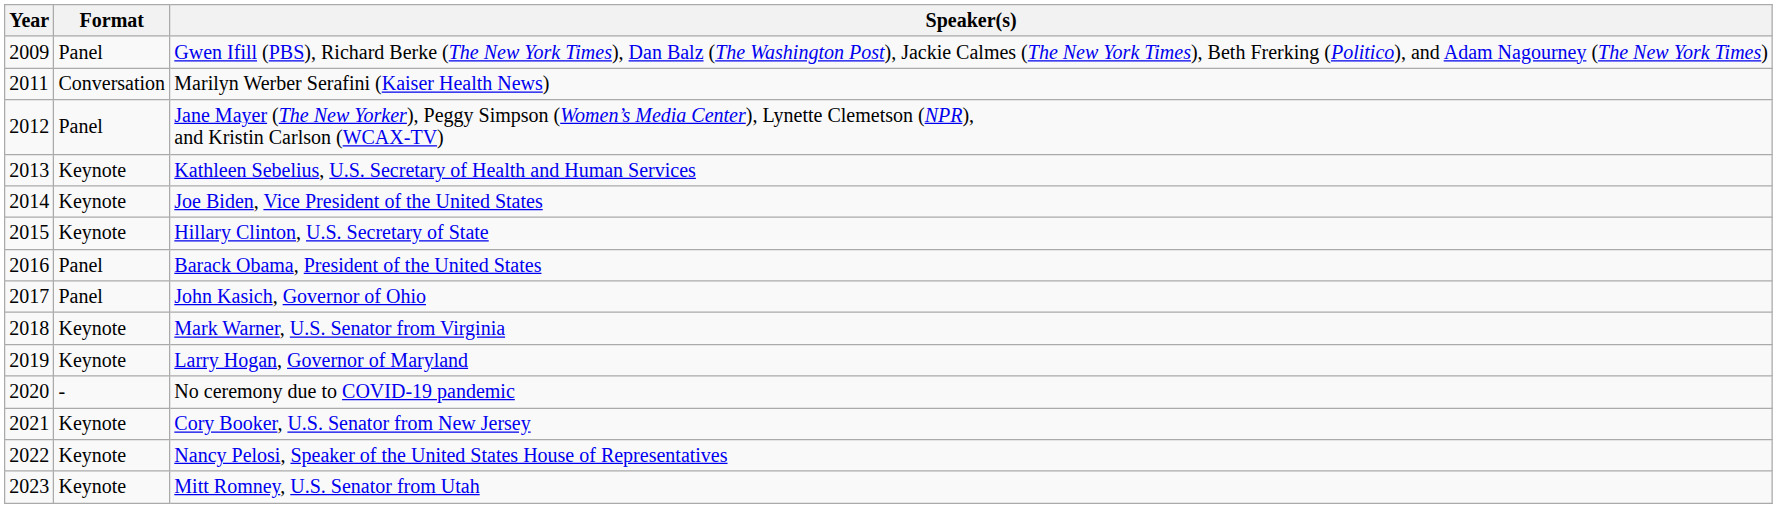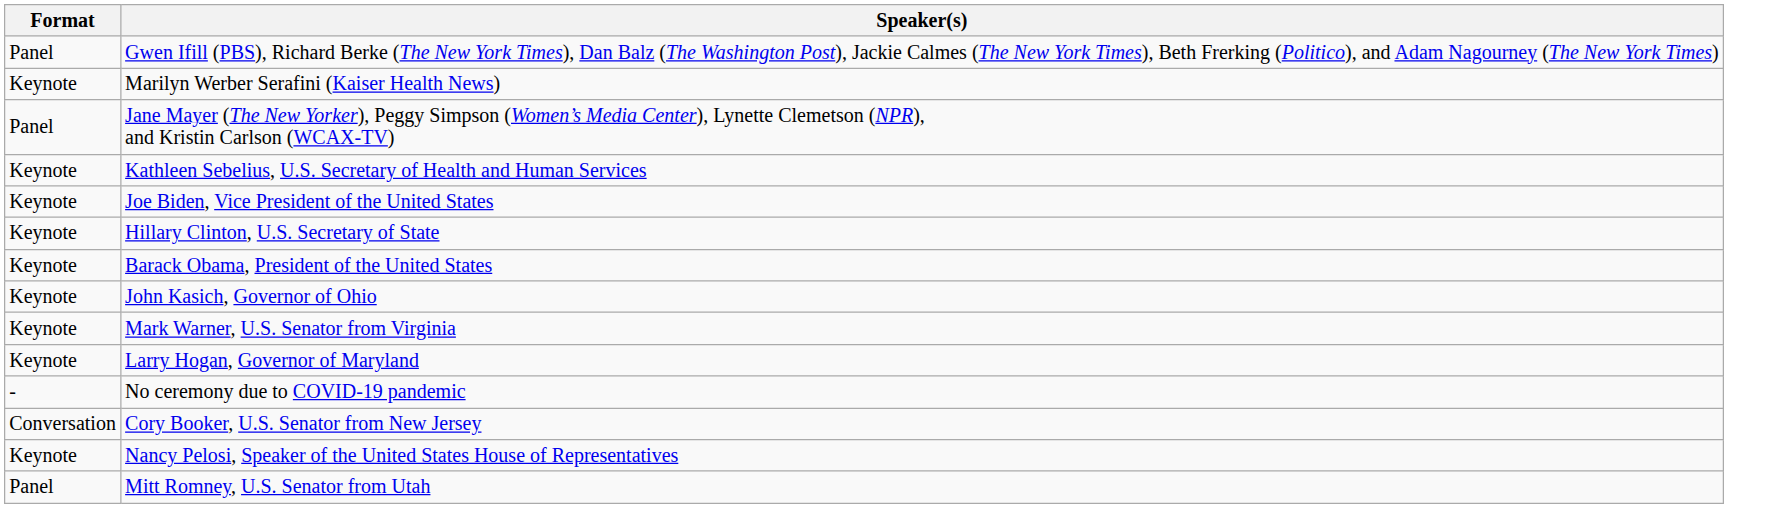- column: (29, 20)
(112, 83) Conversation -> (43, 83) Keynote
(81, 264) Panel -> (43, 264) Keynote
(81, 296) Panel -> (43, 296) Keynote
(92, 423) Keynote -> (63, 423) Conversation
(92, 486) Keynote -> (31, 486) Panel
